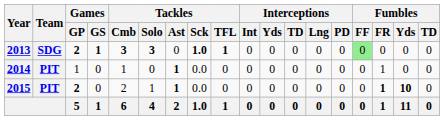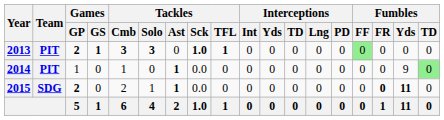(50, 50) SDG -> (50, 50) PIT
(383, 69) 1 -> (383, 69) 0
(406, 69) 0 -> (406, 69) 9
(429, 69) no background -> (429, 69) lightgreen background
(50, 87) PIT -> (50, 87) SDG
(383, 87) 1 -> (383, 87) 0
(406, 87) 10 -> (406, 87) 11
